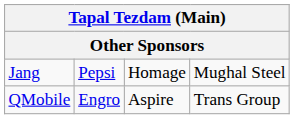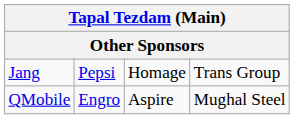(240, 72) Mughal Steel -> (237, 72) Trans Group
(237, 99) Trans Group -> (240, 99) Mughal Steel
